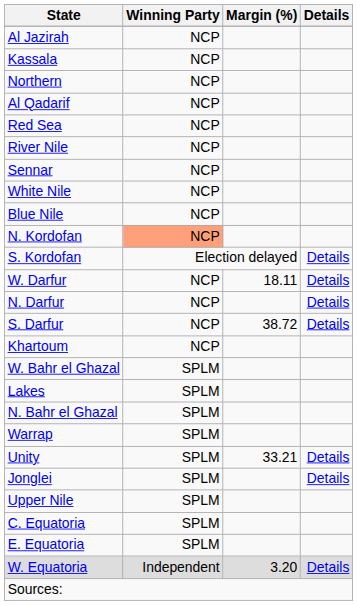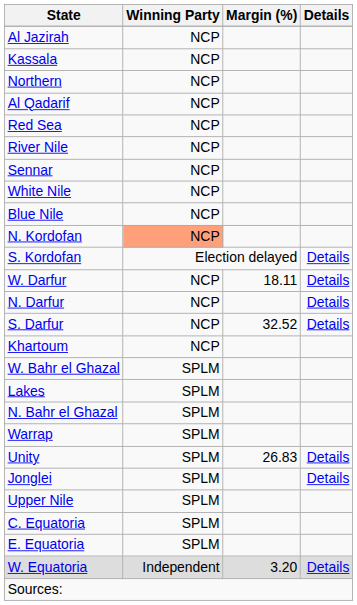(280, 324) 38.72 -> (280, 324) 32.52
(280, 457) 33.21 -> (280, 457) 26.83
